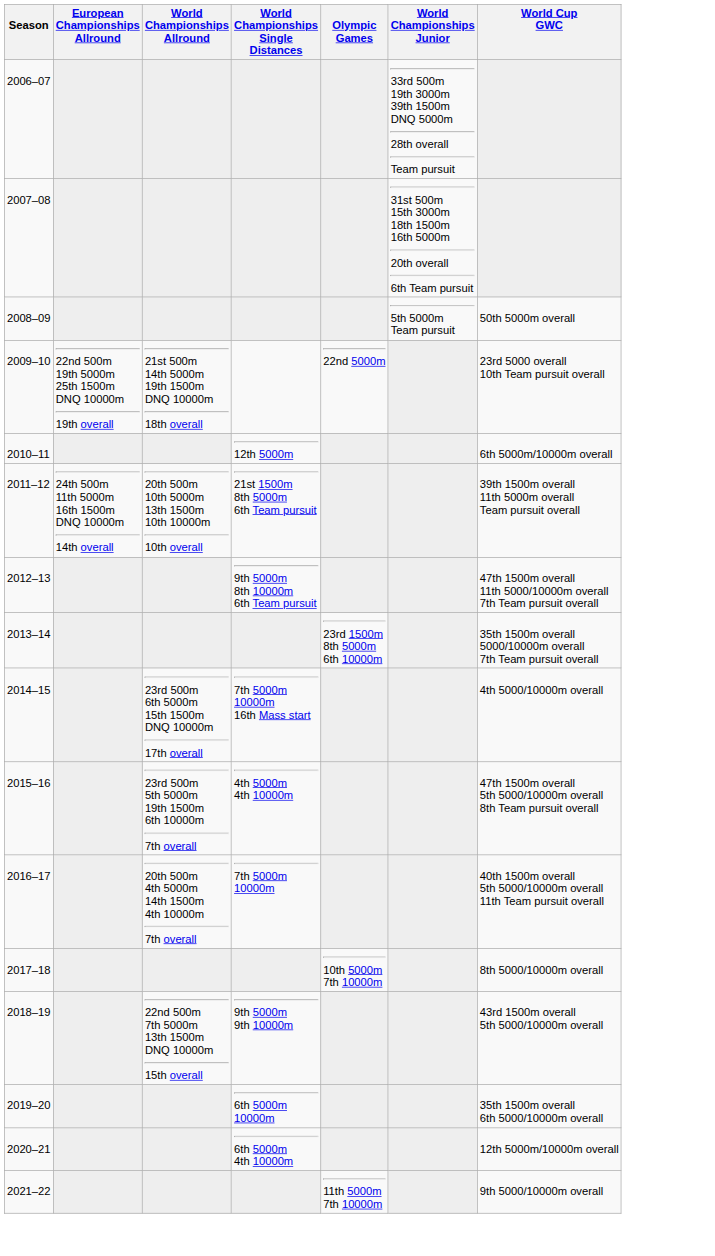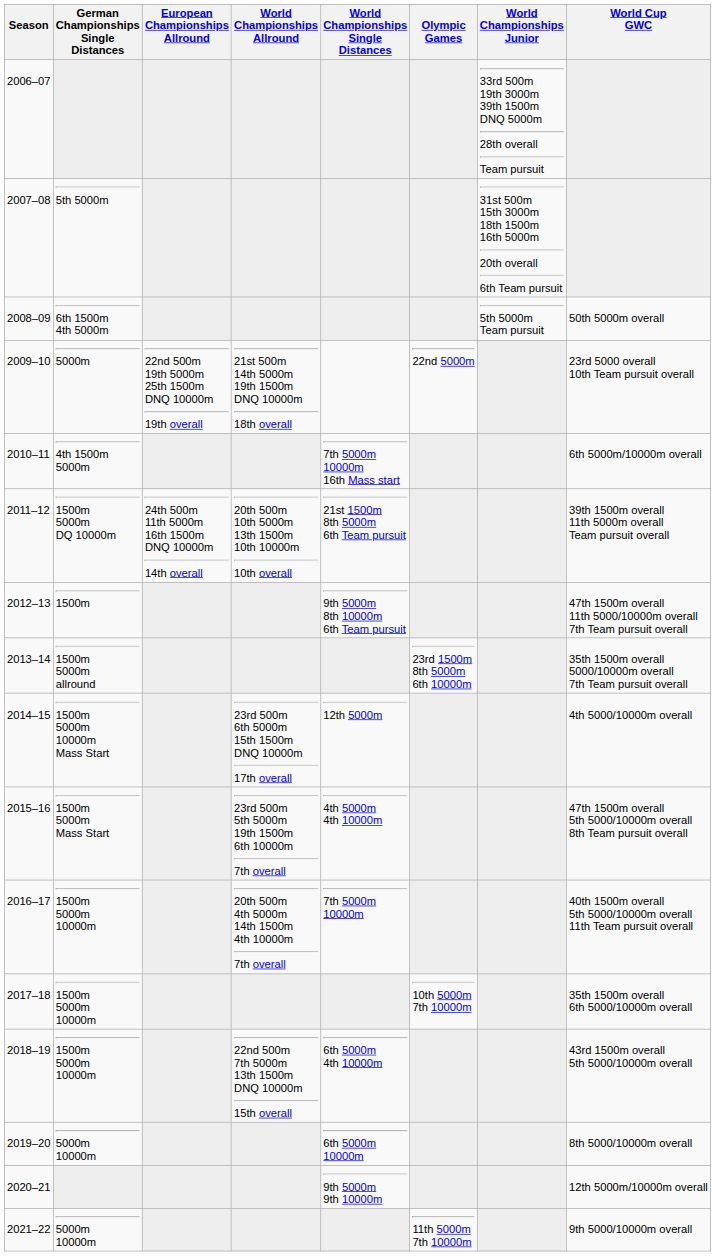+ column: (98, 32)
(276, 451) 12th 5000m -> (365, 464) 7th 5000m 10000m 16th Mass start
(276, 698) 7th 5000m 10000m 16th Mass start -> (365, 711) 12th 5000m
(541, 969) 8th 5000/10000m overall -> (631, 1001) 35th 1500m overall 6th 5000/10000m overall
(276, 1015) 9th 5000m 9th 10000m -> (365, 1053) 6th 5000m 4th 10000m
(541, 1112) 35th 1500m overall 6th 5000/10000m overall -> (631, 1144) 8th 5000/10000m overall
(276, 1152) 6th 5000m 4th 10000m -> (365, 1189) 9th 5000m 9th 10000m
